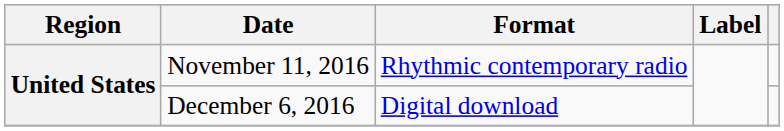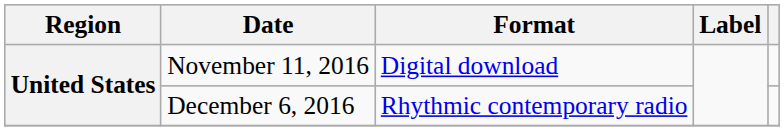(534, 65) Rhythmic contemporary radio -> (469, 65) Digital download
(469, 105) Digital download -> (534, 105) Rhythmic contemporary radio
